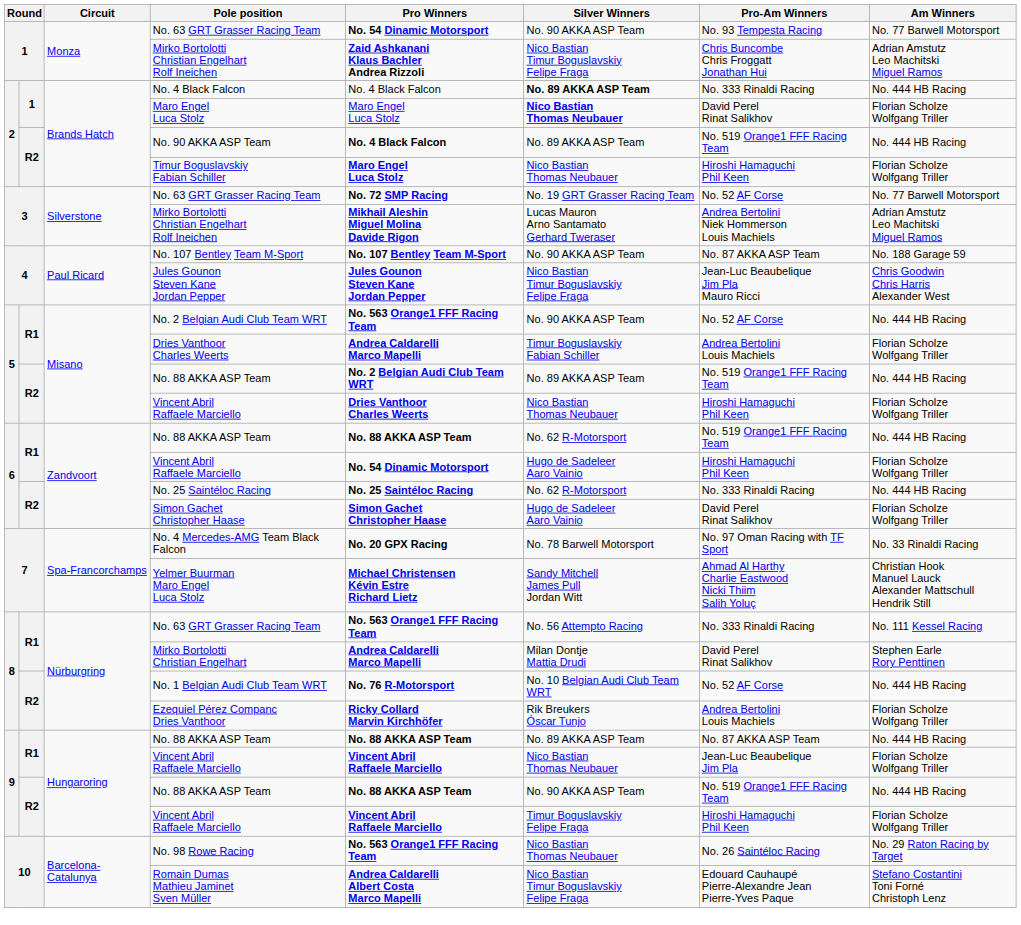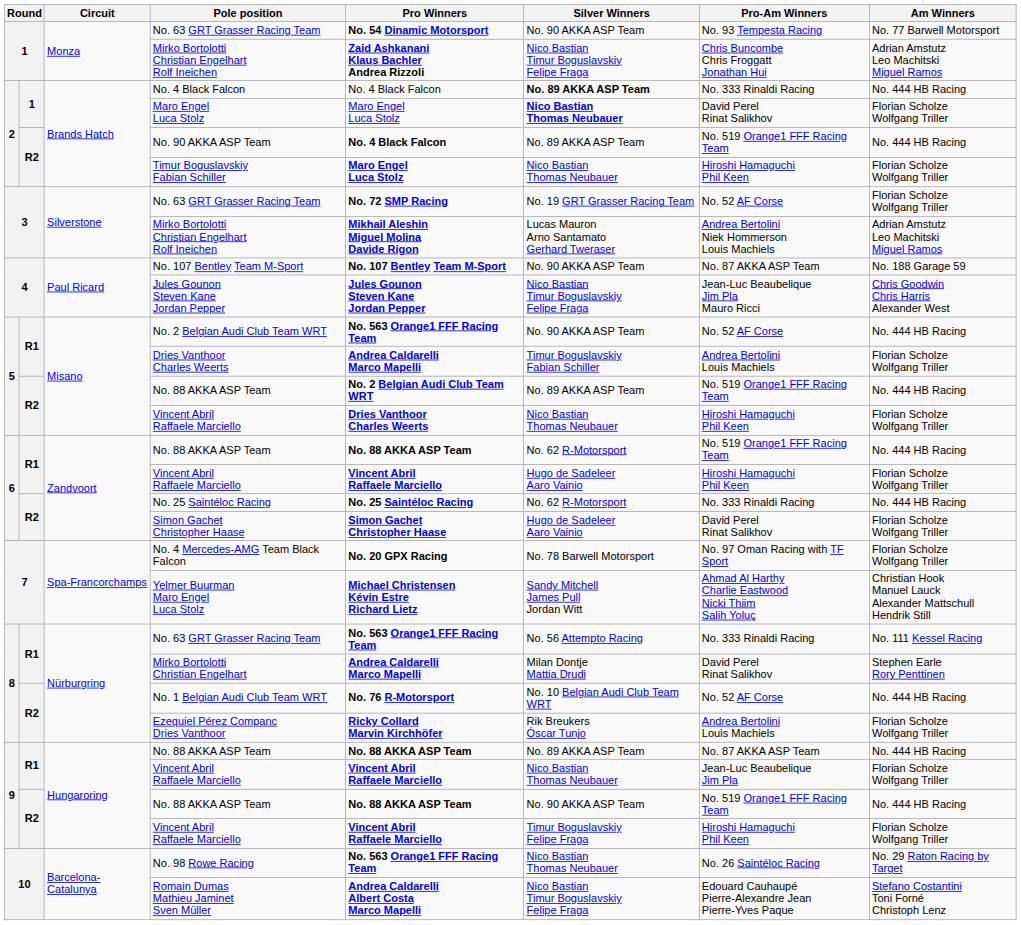(936, 195) No. 77 Barwell Motorsport -> (910, 201) Florian Scholze Wolfgang Triller
(418, 467) No. 54 Dinamic Motorsport -> (395, 479) Vincent Abril Raffaele Marciello
(925, 543) No. 33 Rinaldi Racing -> (910, 555) Florian Scholze Wolfgang Triller
